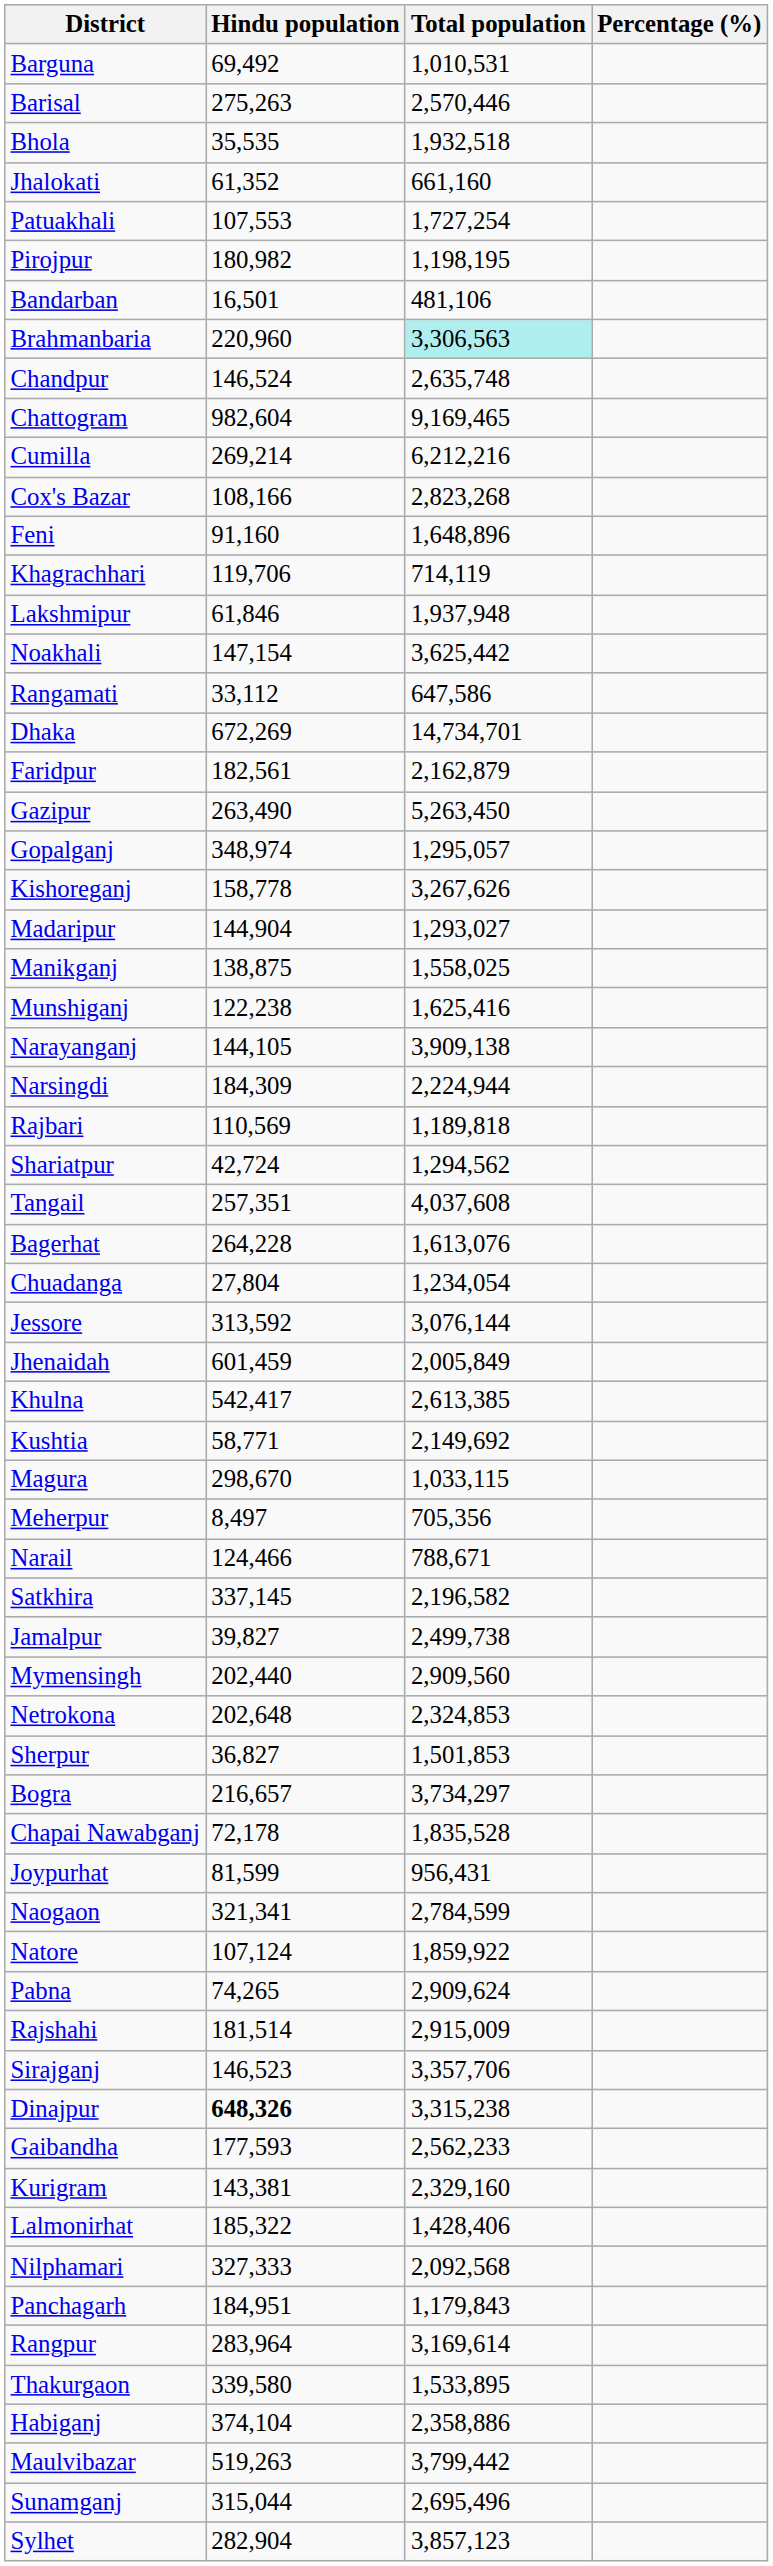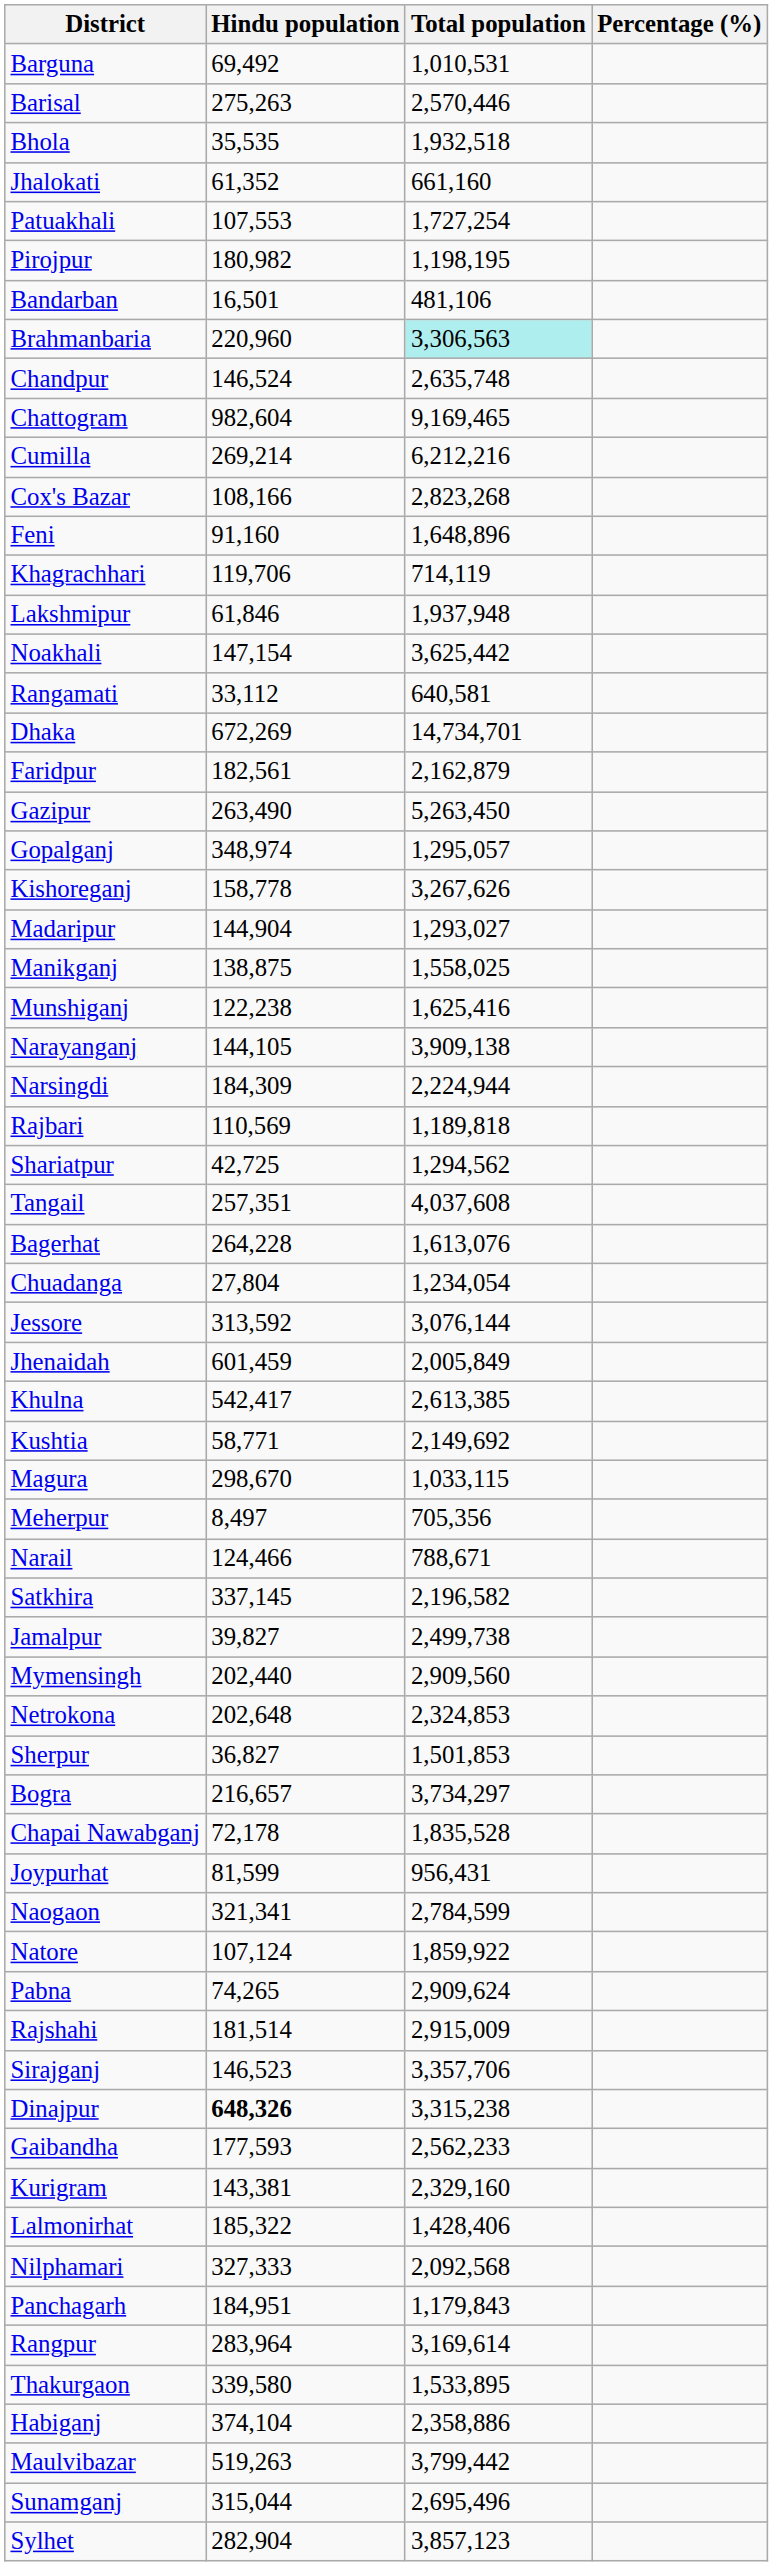(451, 692) 647,586 -> (451, 692) 640,581
(245, 1164) 42,724 -> (245, 1164) 42,725
